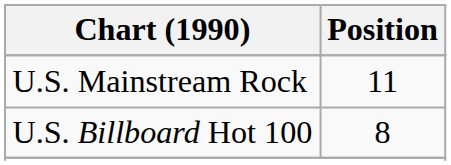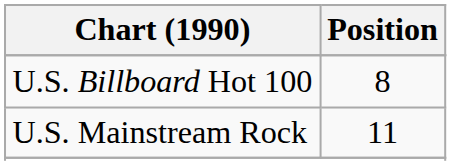rows swapped: (162, 132) <-> (160, 81)
